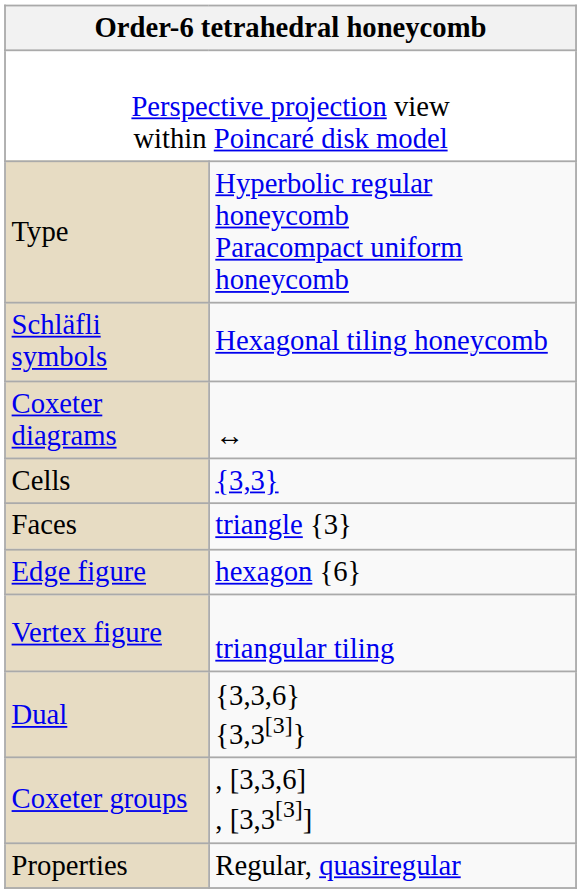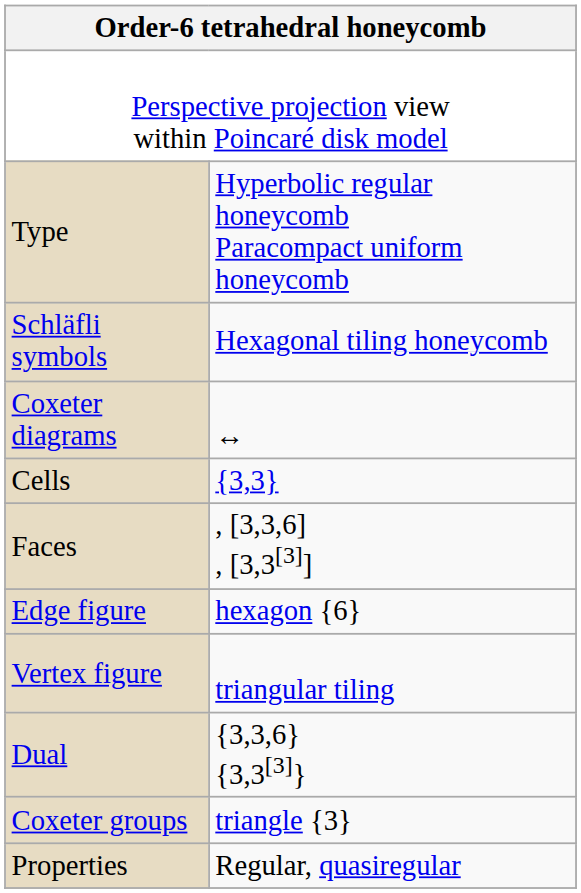(284, 525) triangle {3} -> (264, 545) , [3,3,6] , [3,3[3]]
(264, 799) , [3,3,6] , [3,3[3]] -> (284, 819) triangle {3}
